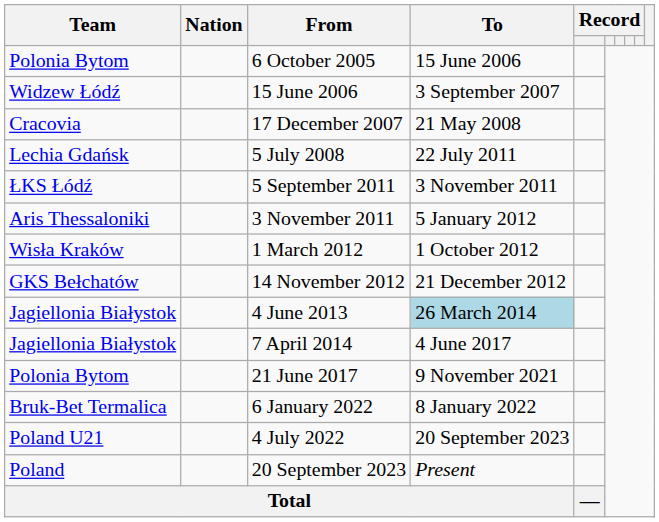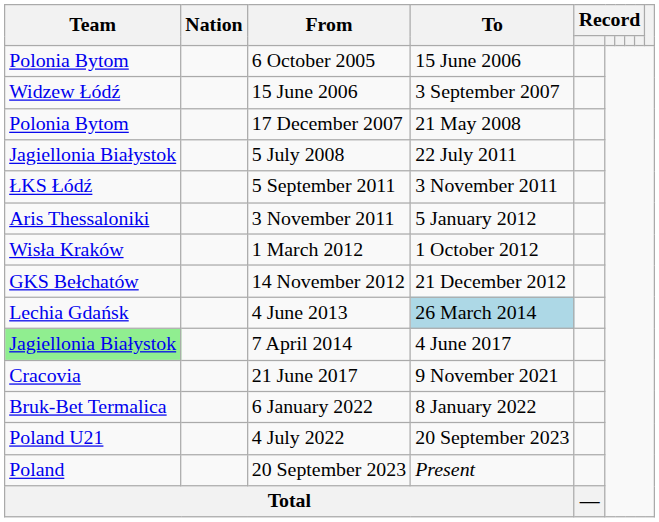(45, 123) Cracovia -> (69, 123) Polonia Bytom
(69, 155) Lechia Gdańsk -> (93, 155) Jagiellonia Białystok
(93, 312) Jagiellonia Białystok -> (69, 312) Lechia Gdańsk
(93, 344) no background -> (93, 344) lightgreen background
(69, 375) Polonia Bytom -> (45, 375) Cracovia
